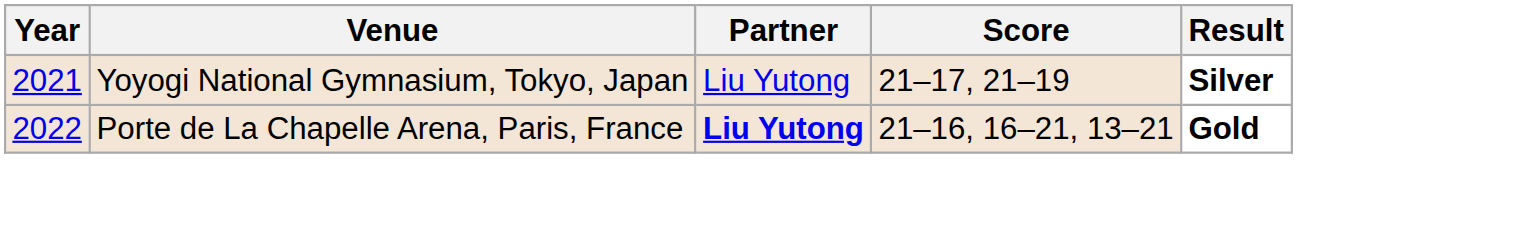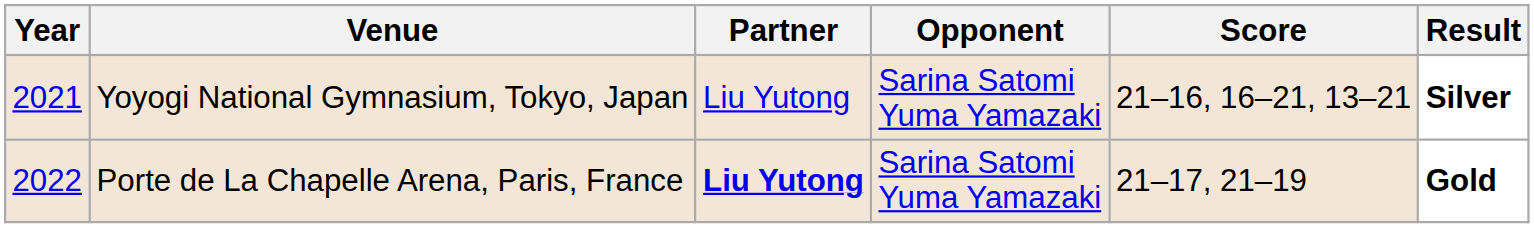+ column: (990, 30)
(974, 80) 21–17, 21–19 -> (1264, 97) 21–16, 16–21, 13–21
(1026, 129) 21–16, 16–21, 13–21 -> (1211, 181) 21–17, 21–19
